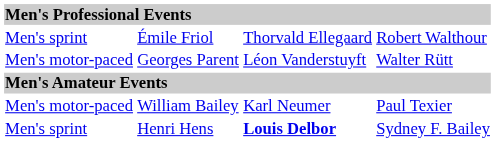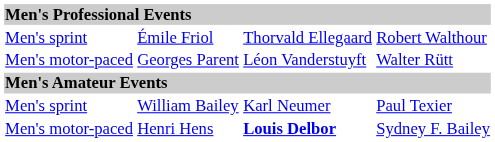(69, 105) Men's motor-paced -> (46, 105) Men's sprint
(46, 128) Men's sprint -> (69, 128) Men's motor-paced
